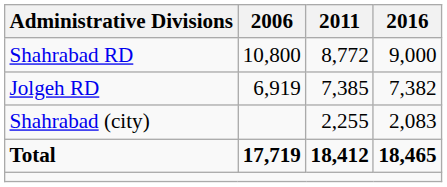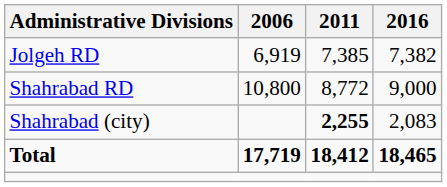rows swapped: (54, 88) <-> (71, 54)
(345, 121) normal -> (345, 121) bold
